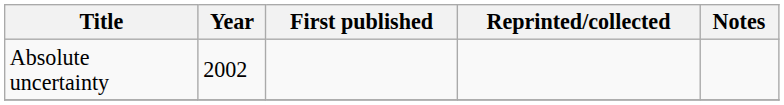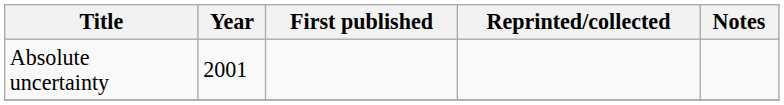(225, 69) 2002 -> (225, 69) 2001
